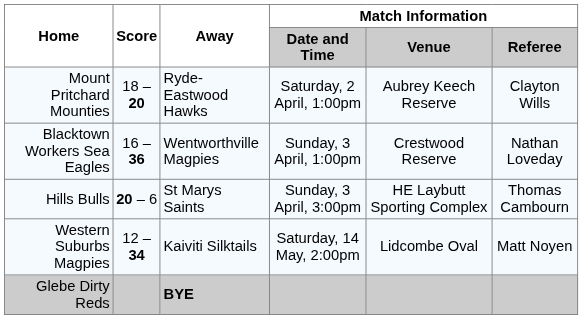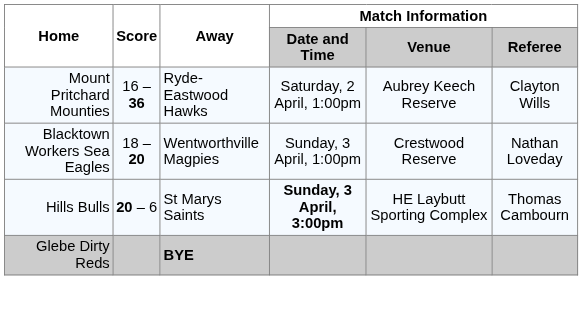(137, 95) 18 – 20 -> (137, 95) 16 – 36
(137, 151) 16 – 36 -> (137, 151) 18 – 20
(318, 199) normal -> (318, 207) bold
- row: (82, 246)
